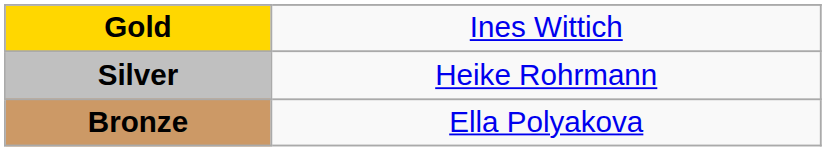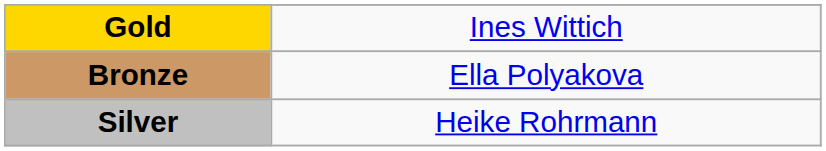rows swapped: (138, 74) <-> (138, 121)
